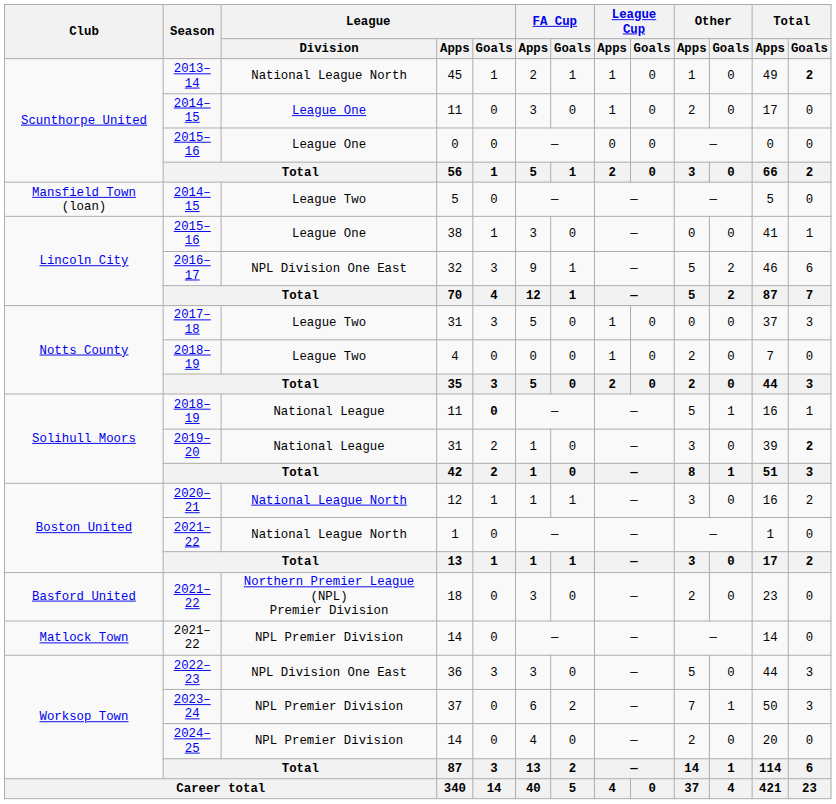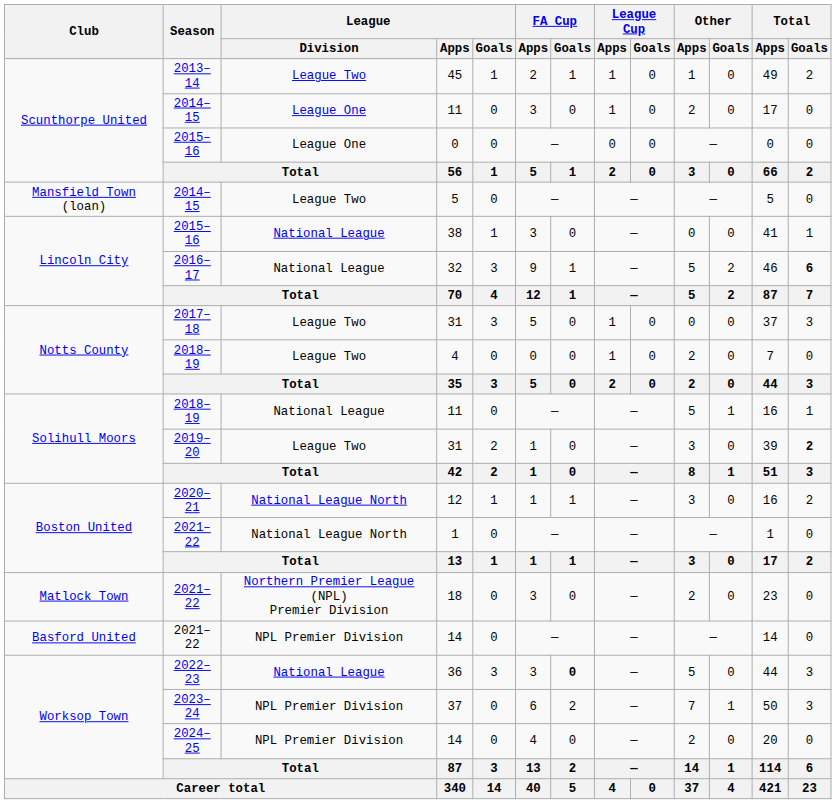(329, 76) National League North -> (329, 76) League Two
(809, 76) bold -> (809, 76) normal
(329, 234) League One -> (329, 234) National League
(329, 268) NPL Division One East -> (329, 268) National League
(809, 268) normal -> (809, 268) bold
(494, 412) bold -> (494, 412) normal
(329, 446) National League -> (329, 446) League Two
(84, 596) Basford United -> (84, 596) Matlock Town
(84, 638) Matlock Town -> (84, 638) Basford United
(329, 672) NPL Division One East -> (329, 672) National League
(573, 672) normal -> (573, 672) bold
